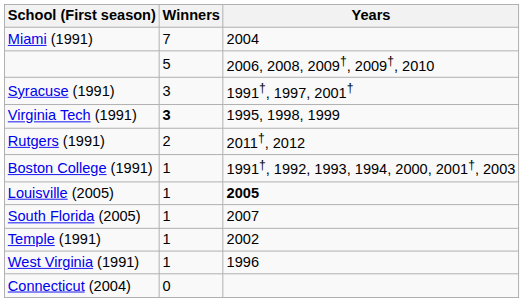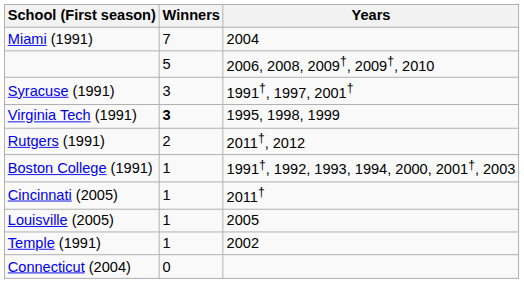+ row: (63, 195)
(243, 193) bold -> (243, 220) normal
- row: (74, 216)
- row: (74, 262)
